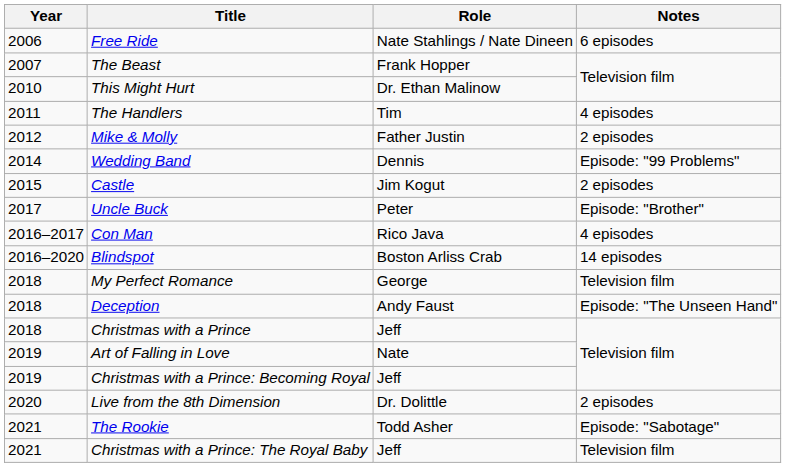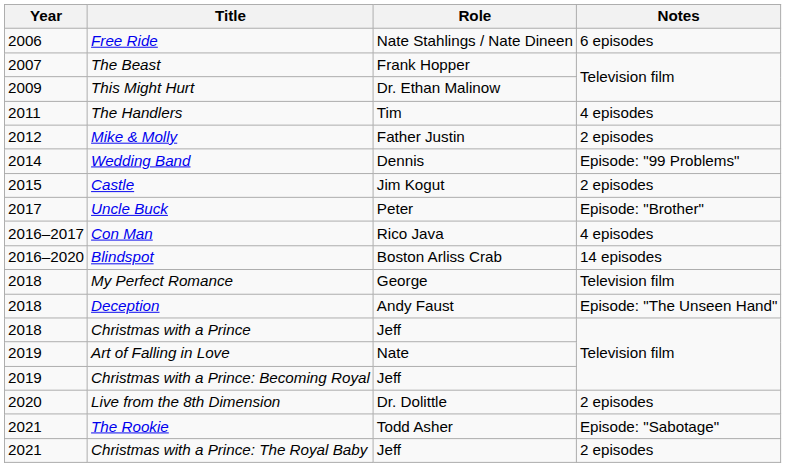(25, 88) 2010 -> (25, 88) 2009
(627, 450) Television film -> (617, 450) 2 episodes
